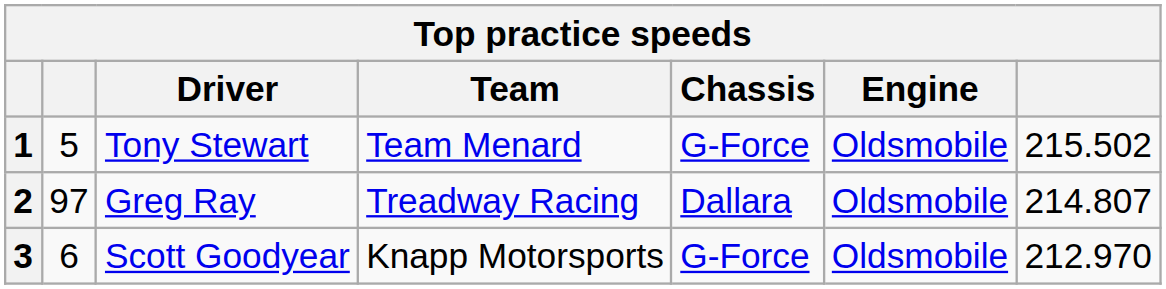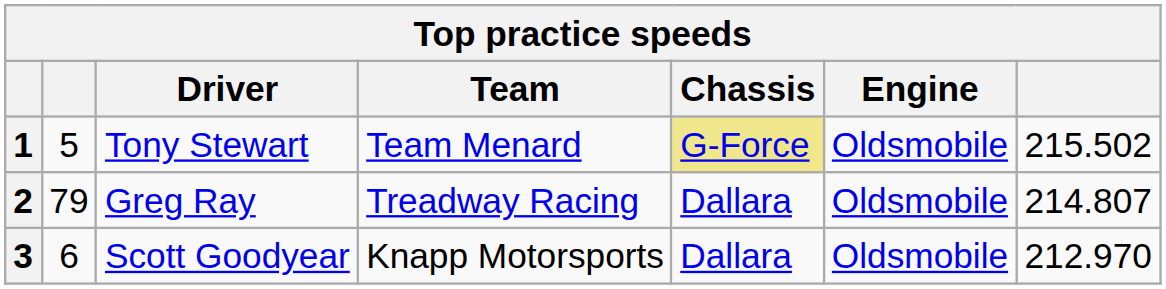(745, 145) no background -> (745, 145) khaki background
(69, 201) 97 -> (69, 201) 79
(745, 257) G-Force -> (736, 257) Dallara
